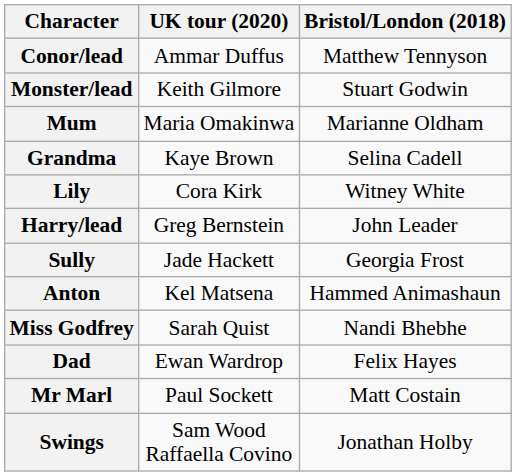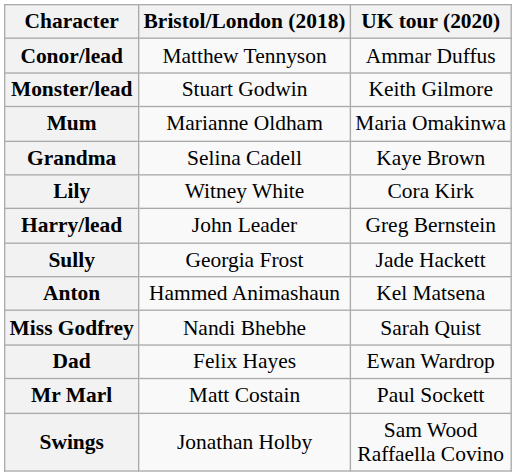columns swapped: (405, 21) <-> (219, 21)
